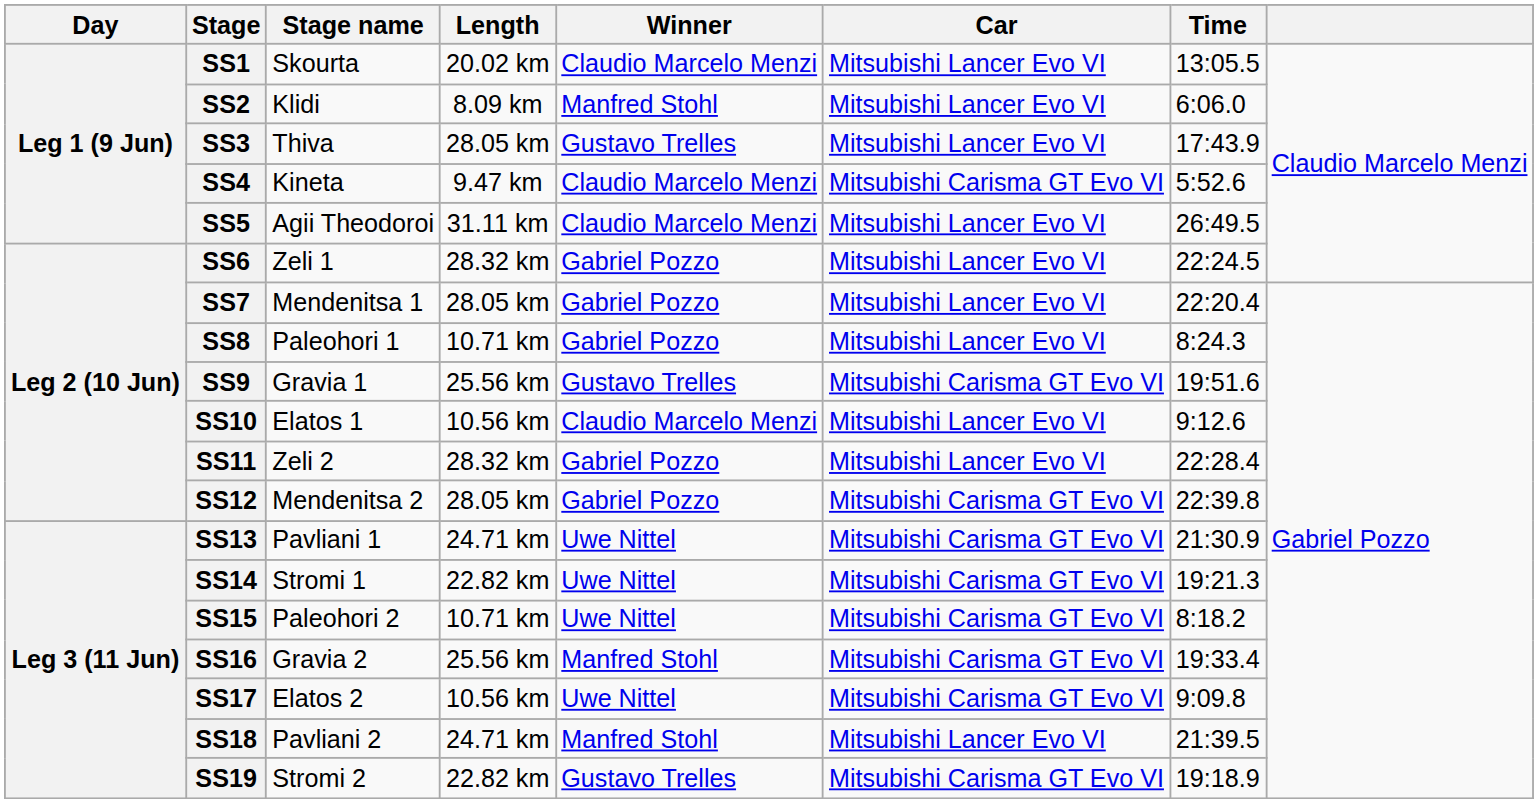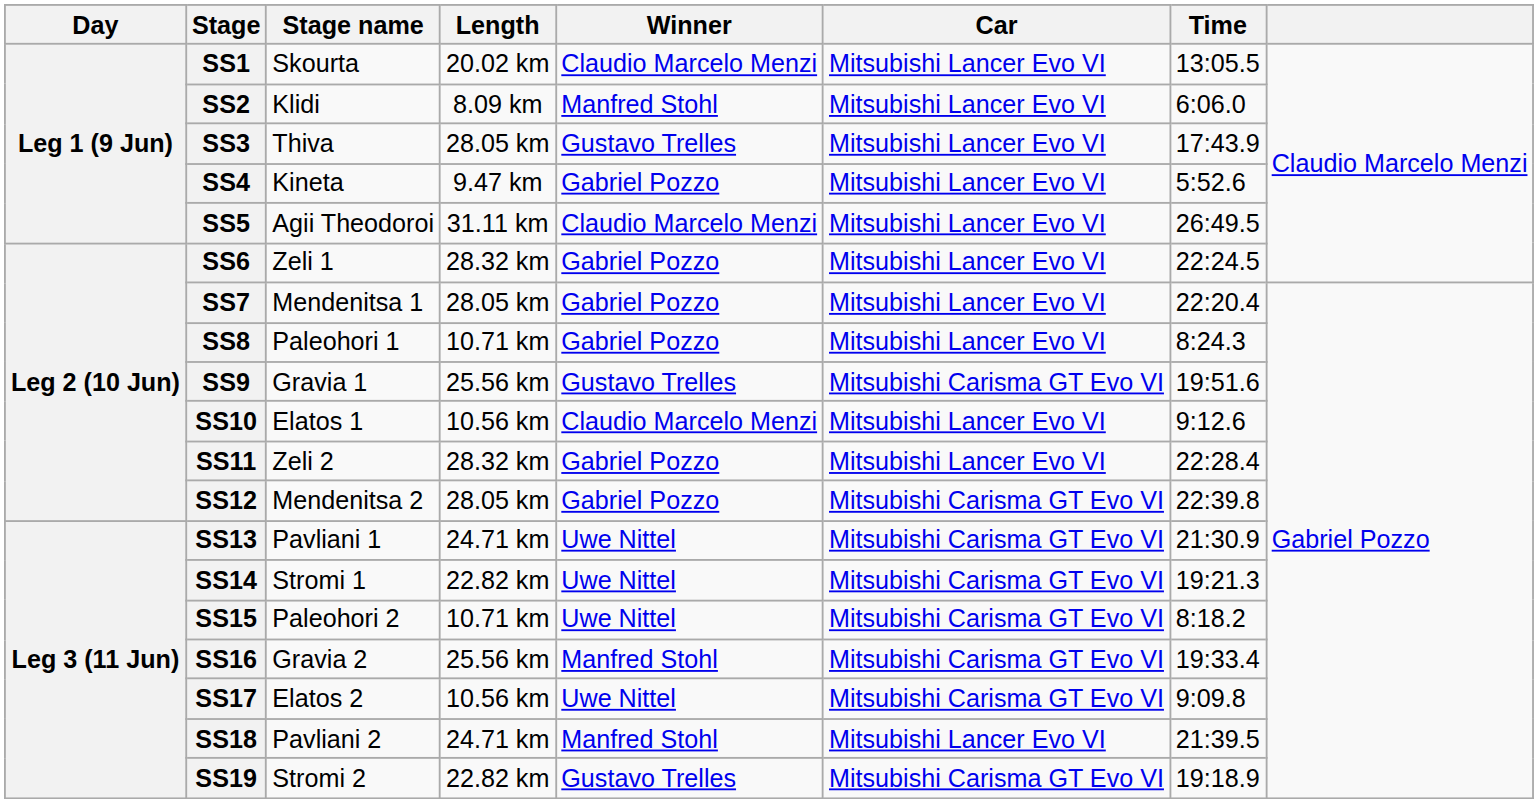(689, 183) Claudio Marcelo Menzi -> (640, 183) Gabriel Pozzo
(996, 183) Mitsubishi Carisma GT Evo VI -> (967, 183) Mitsubishi Lancer Evo VI
